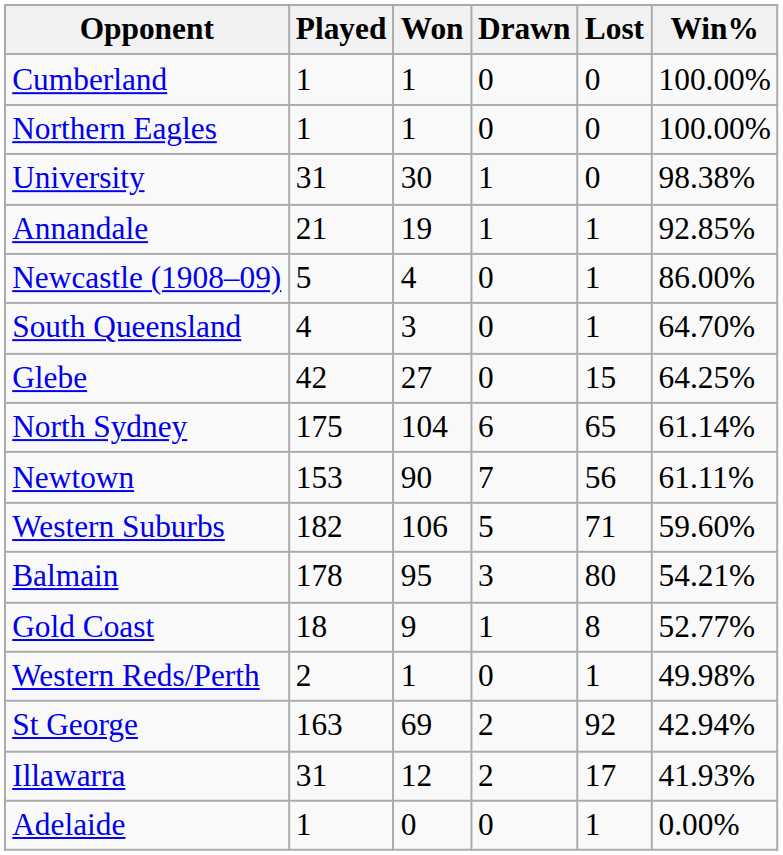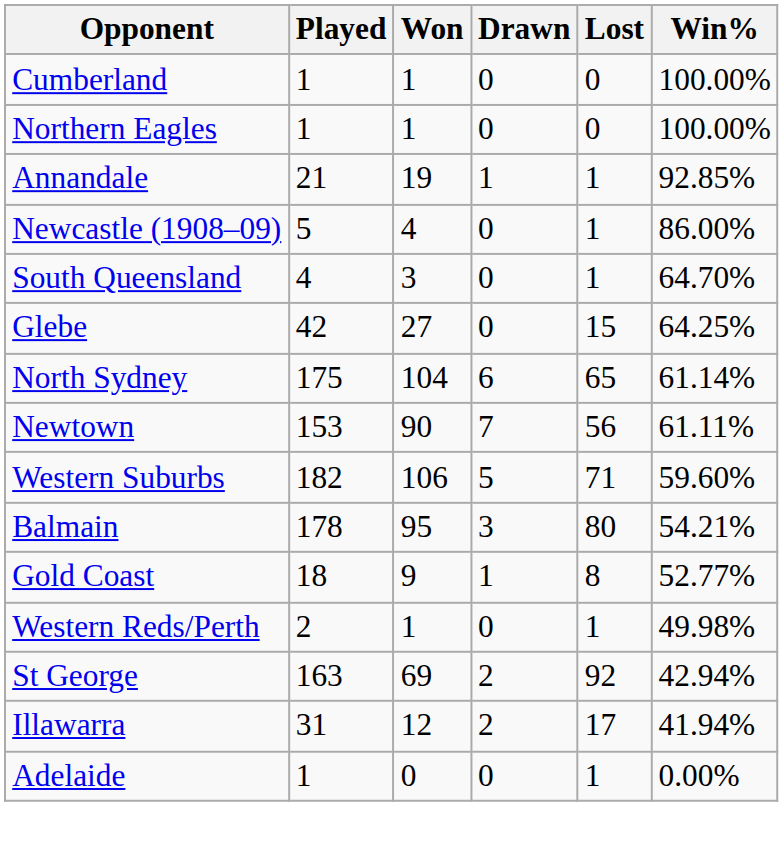- row: (78, 178)
(707, 775) 41.93% -> (707, 725) 41.94%
